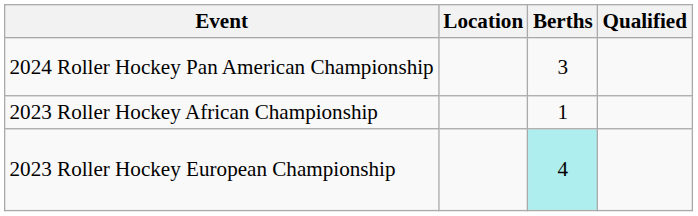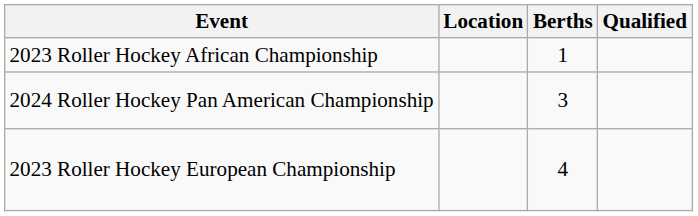rows swapped: (194, 111) <-> (222, 66)
(563, 169) paleturquoise background -> (563, 169) no background
